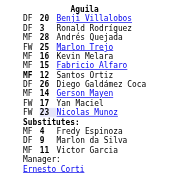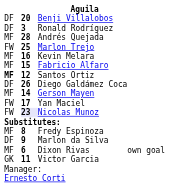(42, 131) 4 -> (23, 131) 8
+ row: (64, 150)
(28, 150) MF -> (9, 159) GK
